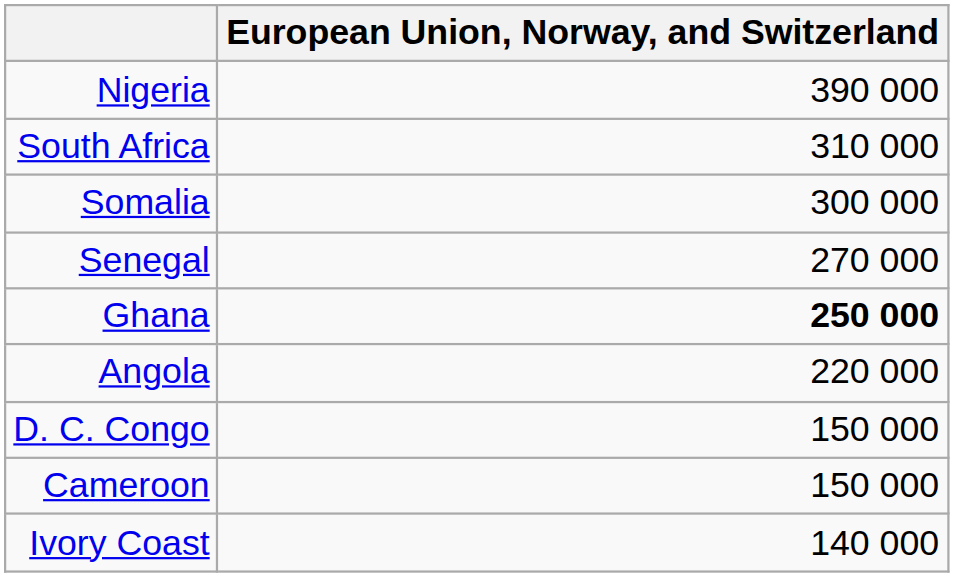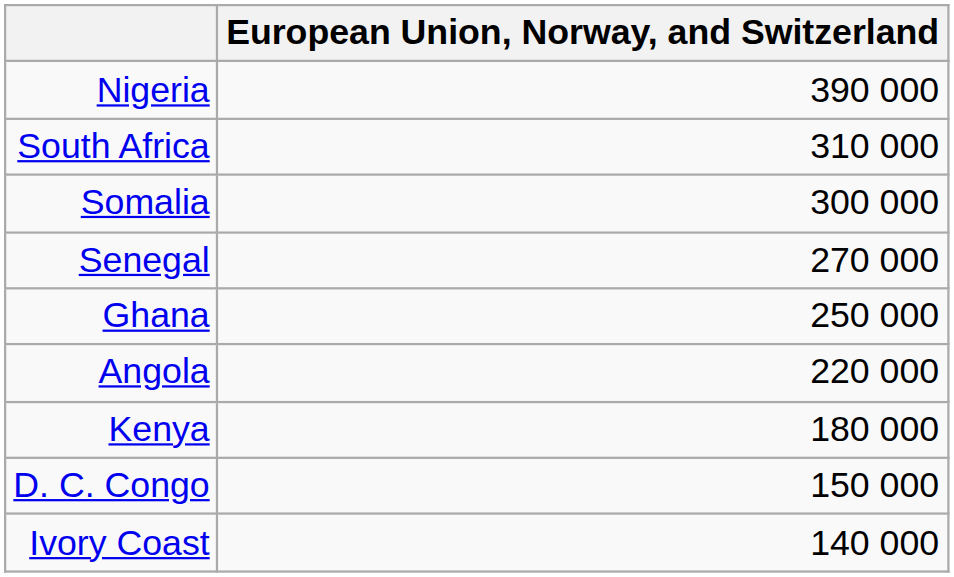(875, 315) bold -> (875, 315) normal
+ row: (159, 428)
- row: (126, 485)
